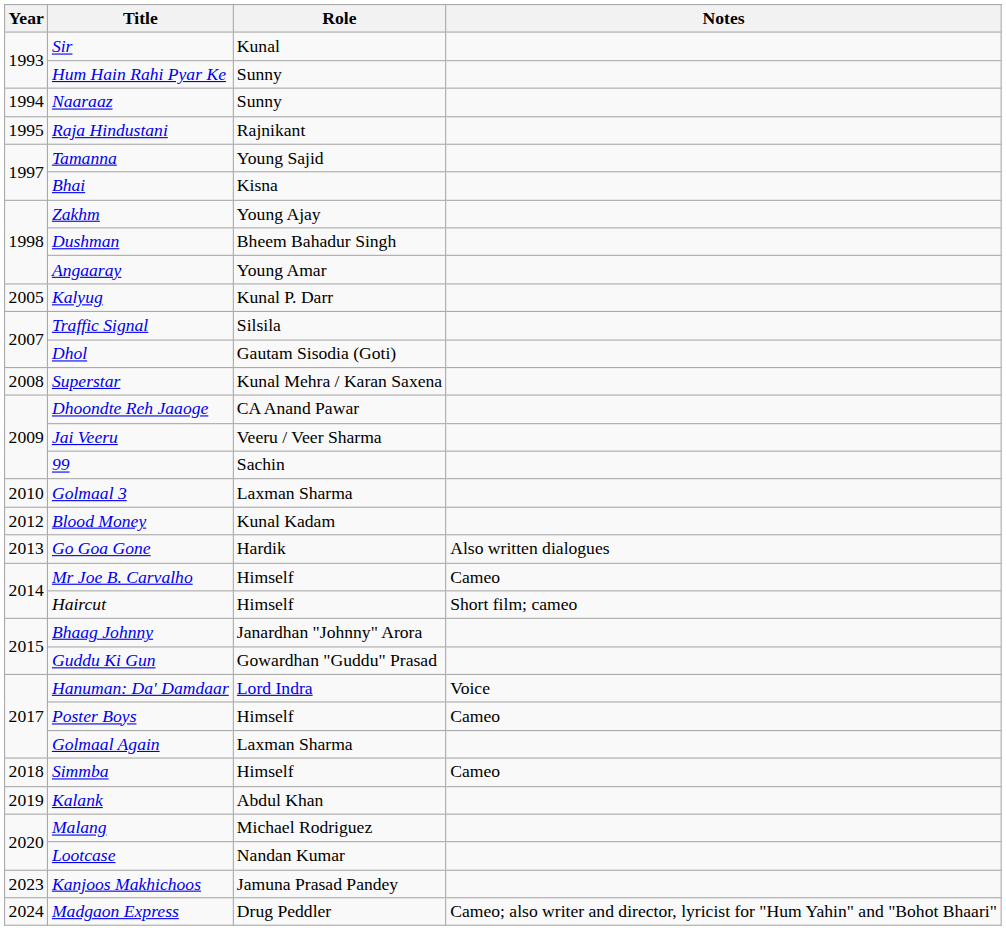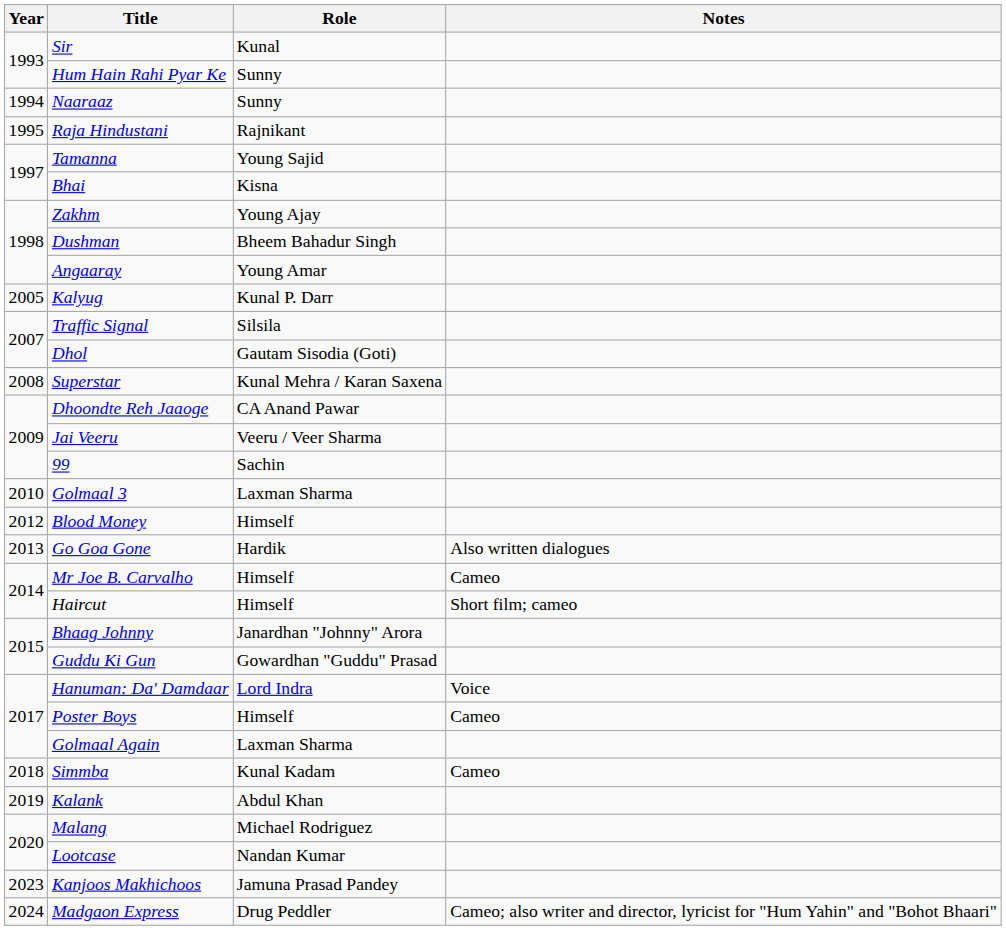(286, 520) Kunal Kadam -> (265, 520) Himself
(265, 772) Himself -> (286, 772) Kunal Kadam
